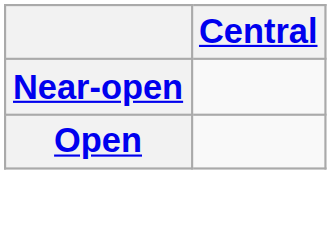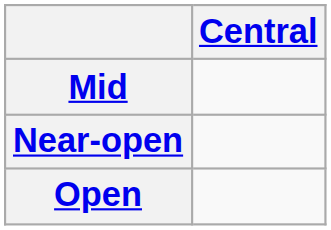+ row: (98, 86)
